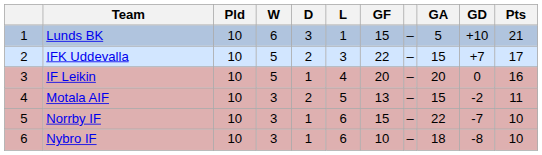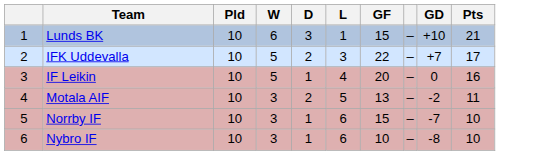- column: (438, 14)
